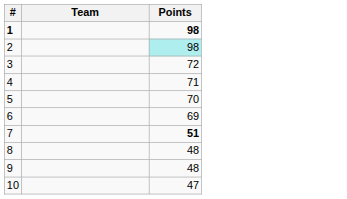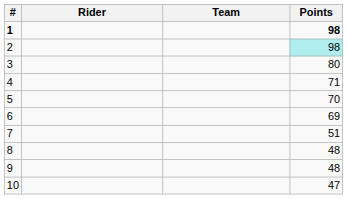+ column: (92, 13)
(193, 64) 72 -> (334, 64) 80
(193, 133) bold -> (334, 133) normal
